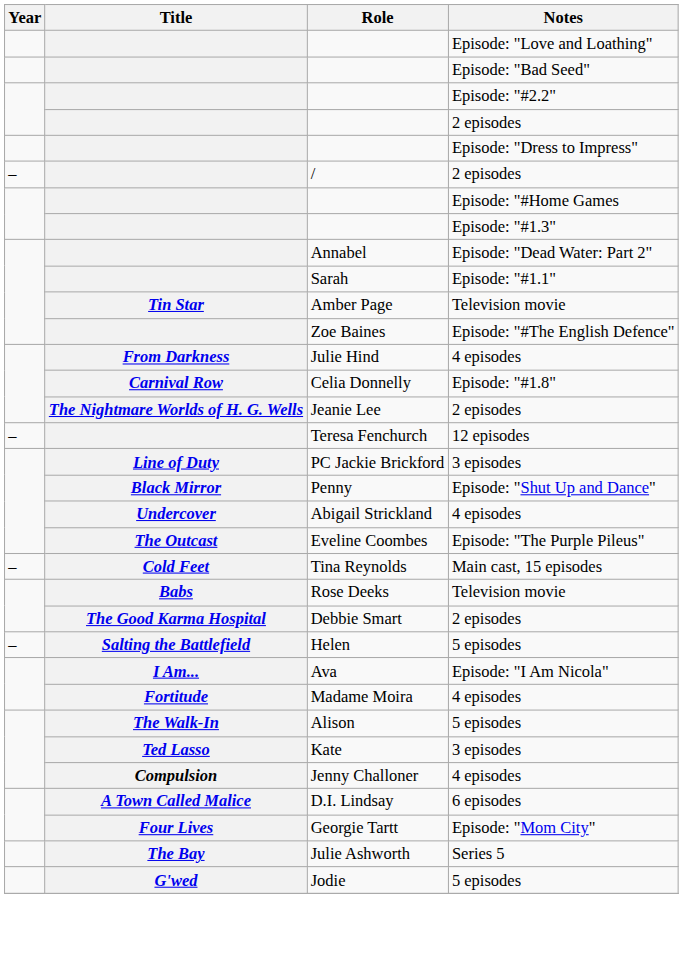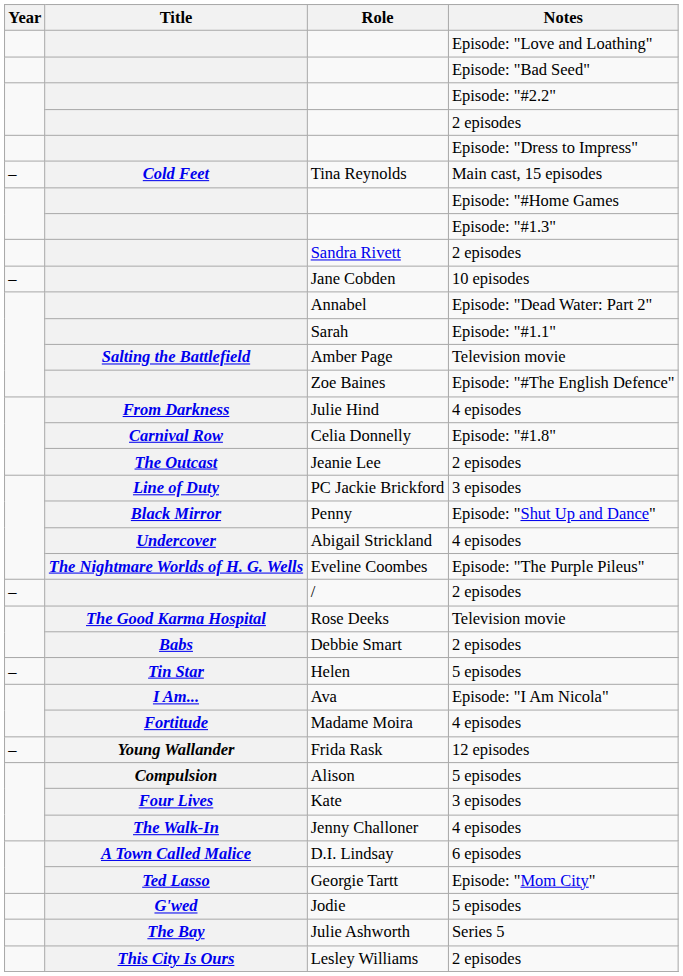rows swapped: (313, 174) <-> (359, 566)
+ row: (356, 252)
+ row: (353, 278)
(176, 305) Tin Star -> (176, 357) Salting the Battlefield
(176, 409) The Nightmare Worlds of H. G. Wells -> (176, 461) The Outcast
- row: (369, 435)
(176, 540) The Outcast -> (176, 566) The Nightmare Worlds of H. G. Wells
(176, 592) Babs -> (176, 618) The Good Karma Hospital
(176, 618) The Good Karma Hospital -> (176, 644) Babs
(176, 644) Salting the Battlefield -> (176, 670) Tin Star
+ row: (347, 749)
(176, 723) The Walk-In -> (176, 775) Compulsion
(176, 749) Ted Lasso -> (176, 801) Four Lives
(176, 775) Compulsion -> (176, 827) The Walk-In
(176, 827) Four Lives -> (176, 880) Ted Lasso
rows swapped: (328, 880) <-> (360, 853)
+ row: (364, 958)
